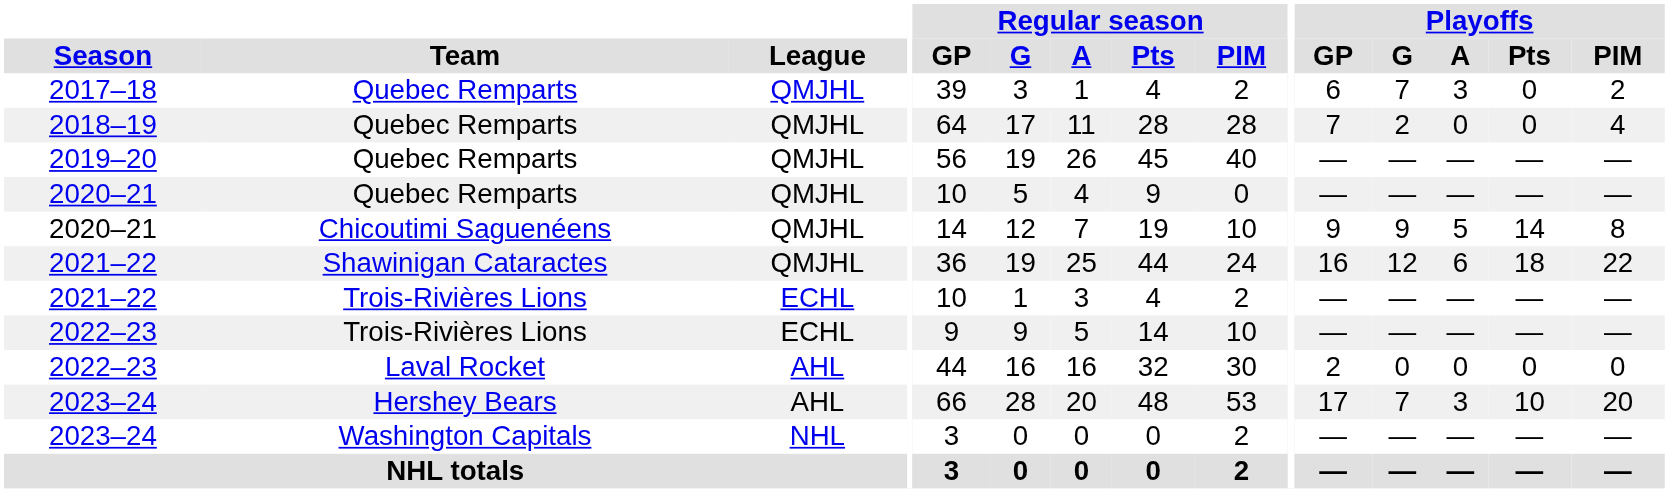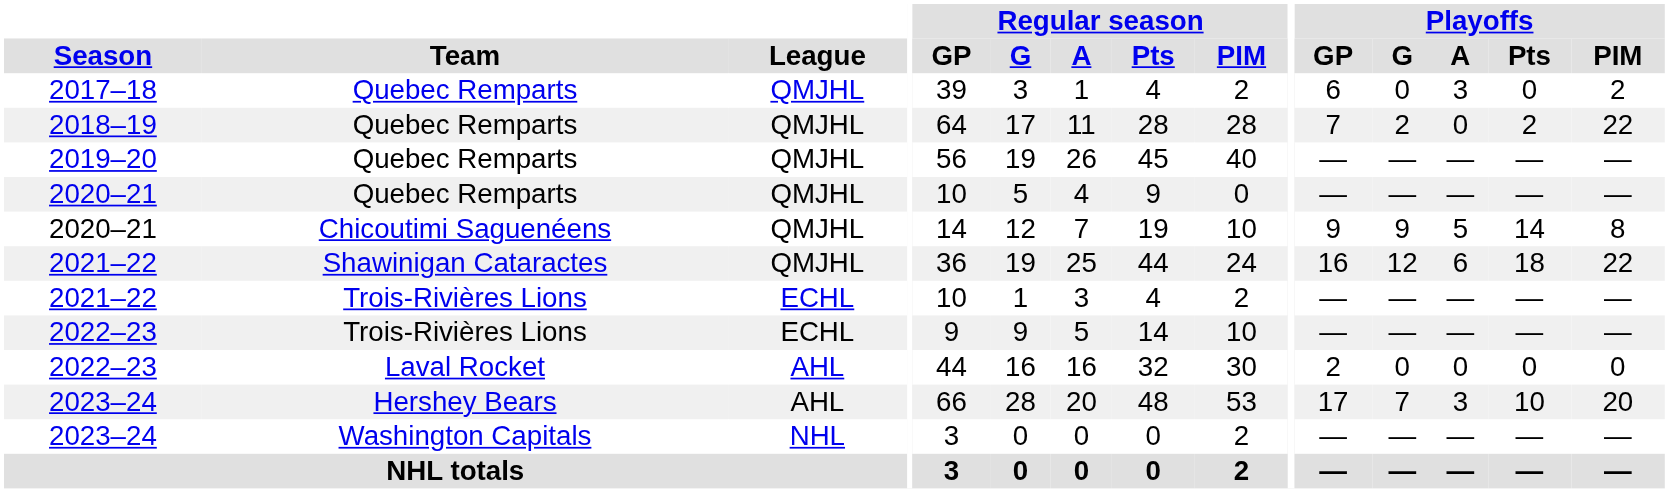(1402, 90) 7 -> (1402, 90) 0
(1529, 124) 0 -> (1529, 124) 2
(1618, 124) 4 -> (1618, 124) 22
